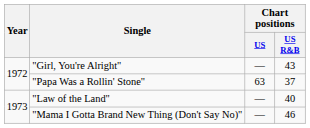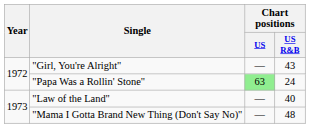(260, 82) no background -> (260, 82) lightgreen background
(290, 82) 37 -> (290, 82) 24
(290, 115) 46 -> (290, 115) 48
